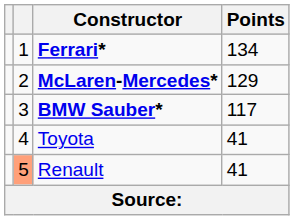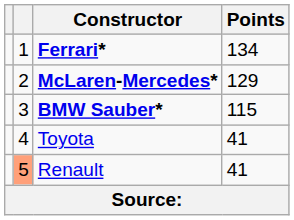(242, 109) 117 -> (242, 109) 115
